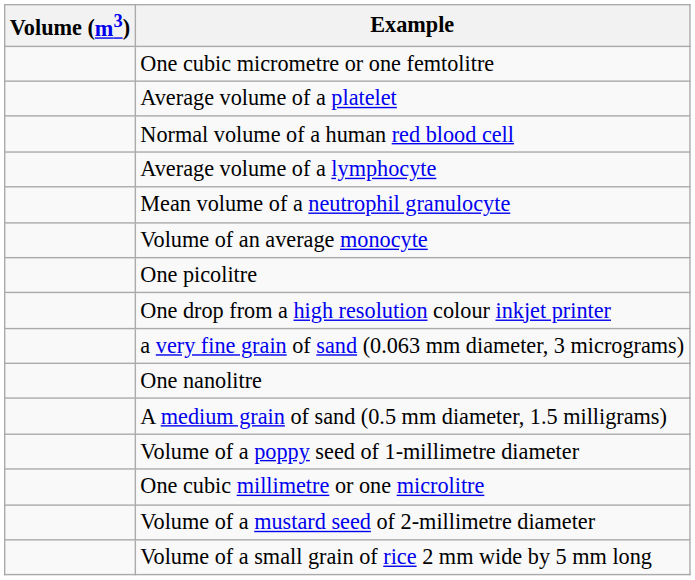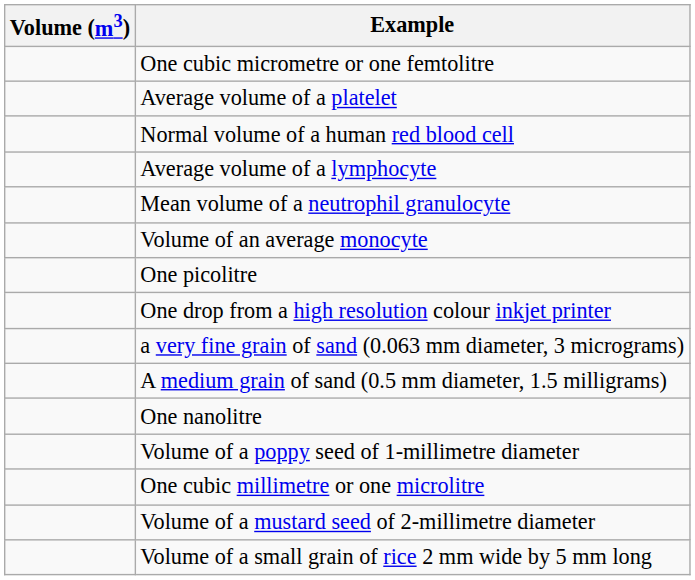rows swapped: (201, 380) <-> (404, 416)
